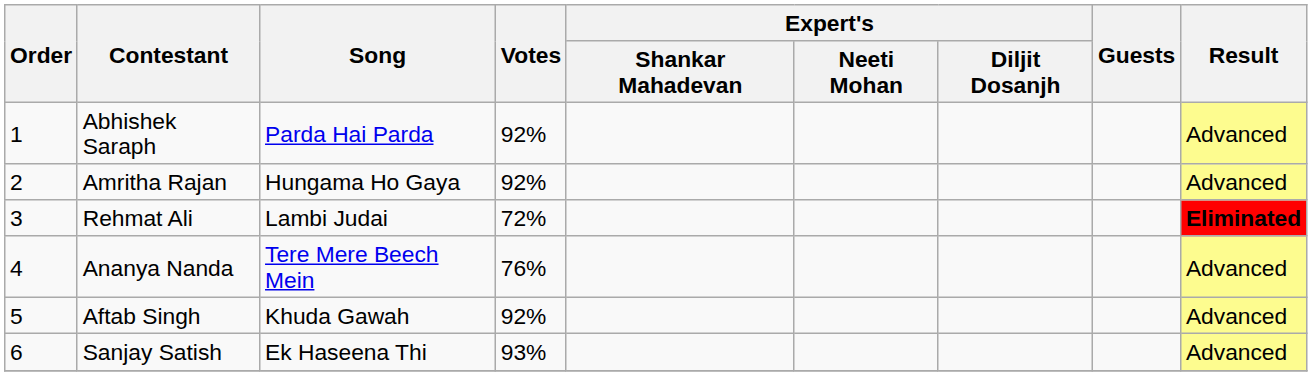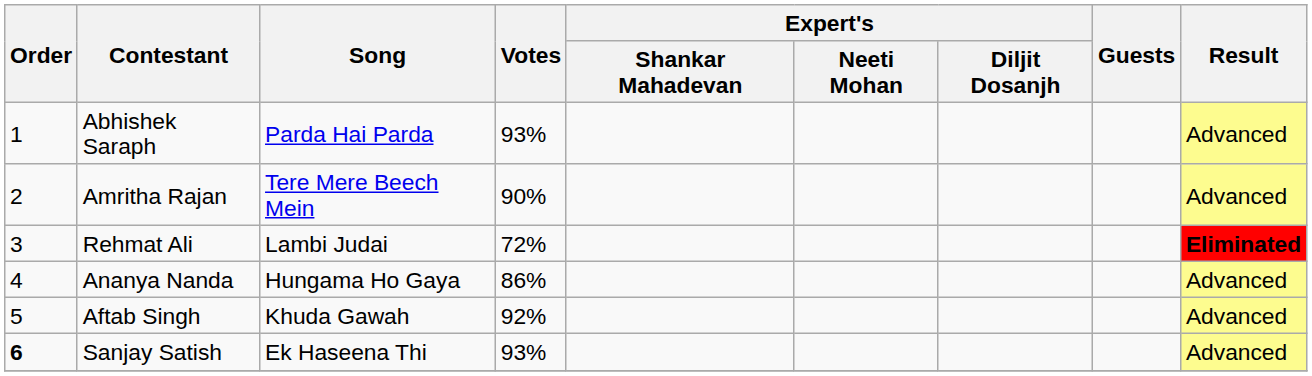(524, 133) 92% -> (524, 133) 93%
(363, 182) Hungama Ho Gaya -> (352, 195) Tere Mere Beech Mein
(524, 182) 92% -> (524, 195) 90%
(352, 267) Tere Mere Beech Mein -> (363, 280) Hungama Ho Gaya
(524, 267) 76% -> (524, 280) 86%
(16, 352) normal -> (16, 352) bold
